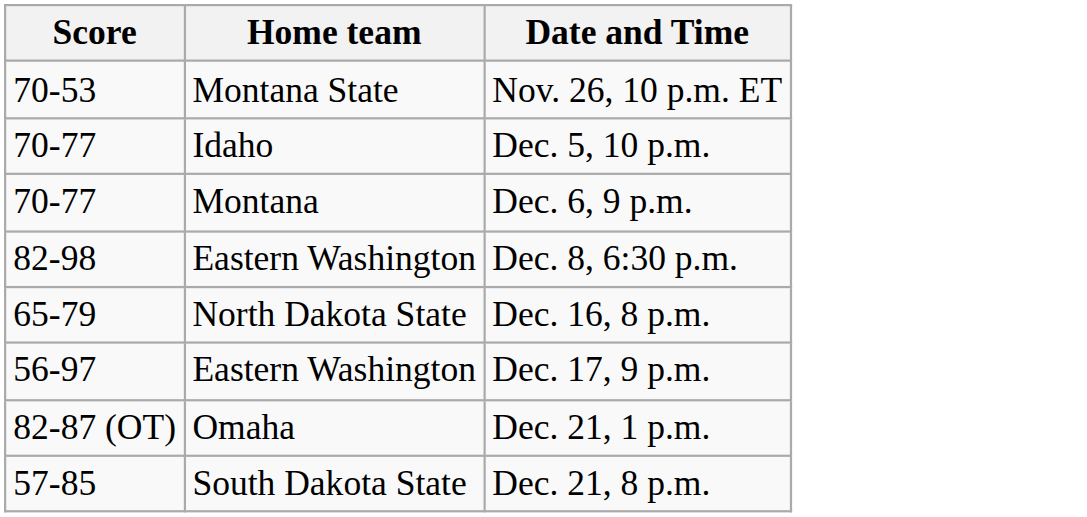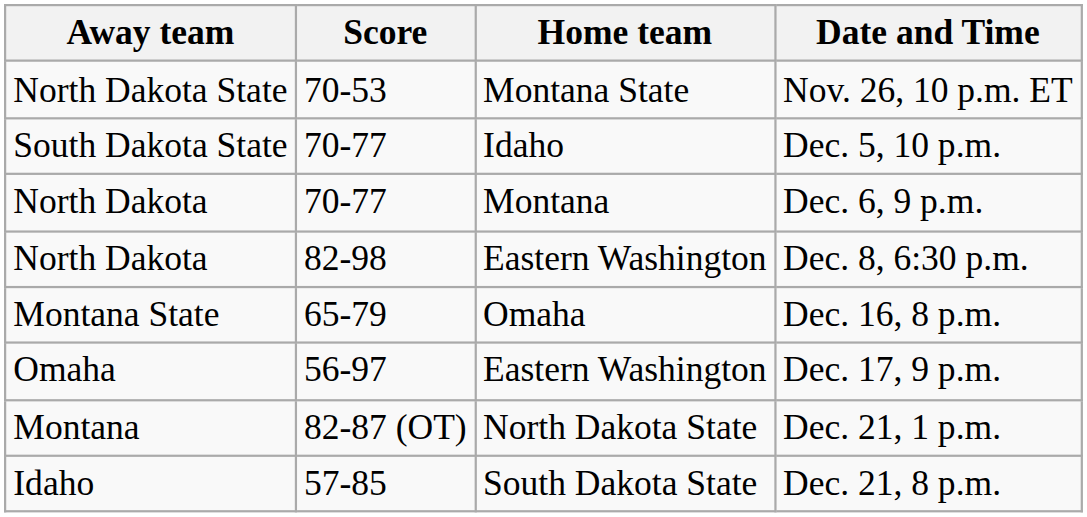+ column: (150, 32)
(330, 314) North Dakota State -> (534, 314) Omaha
(244, 426) Omaha -> (620, 426) North Dakota State
